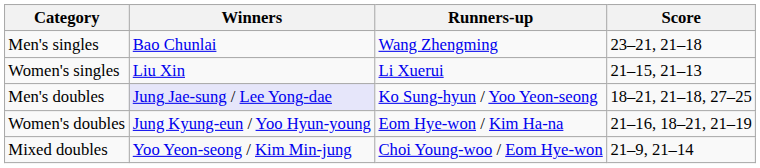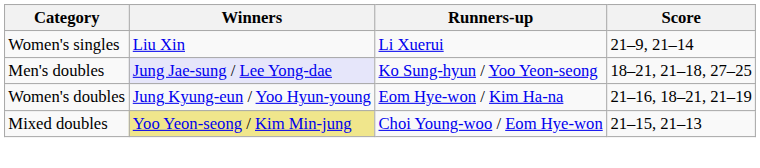- row: (54, 44)
(656, 70) 21–15, 21–13 -> (652, 44) 21–9, 21–14
(242, 149) no background -> (242, 123) khaki background
(652, 149) 21–9, 21–14 -> (656, 123) 21–15, 21–13
